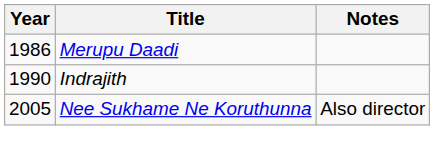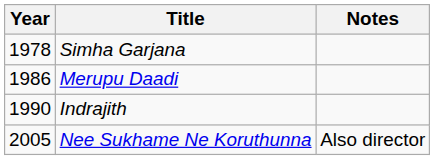+ row: (123, 49)
